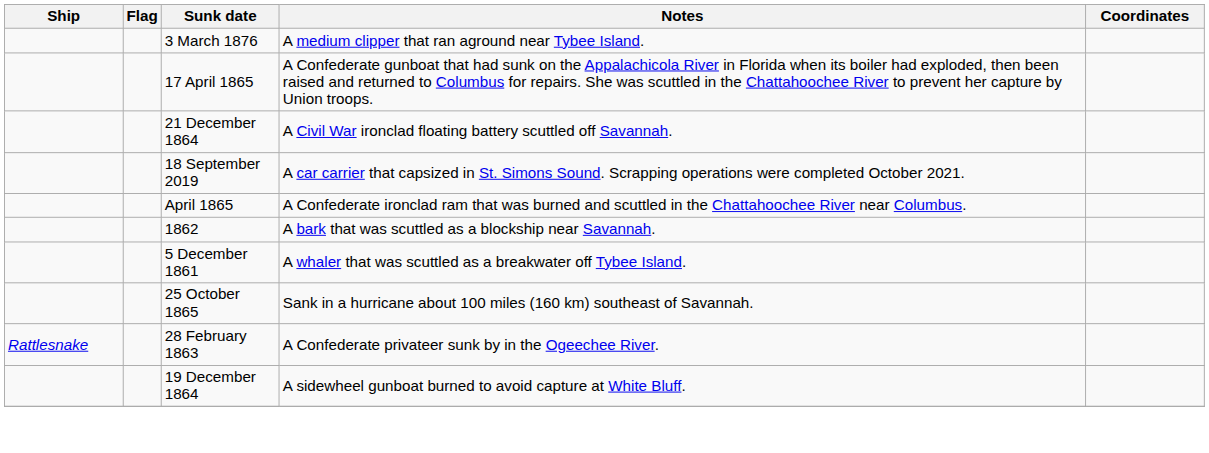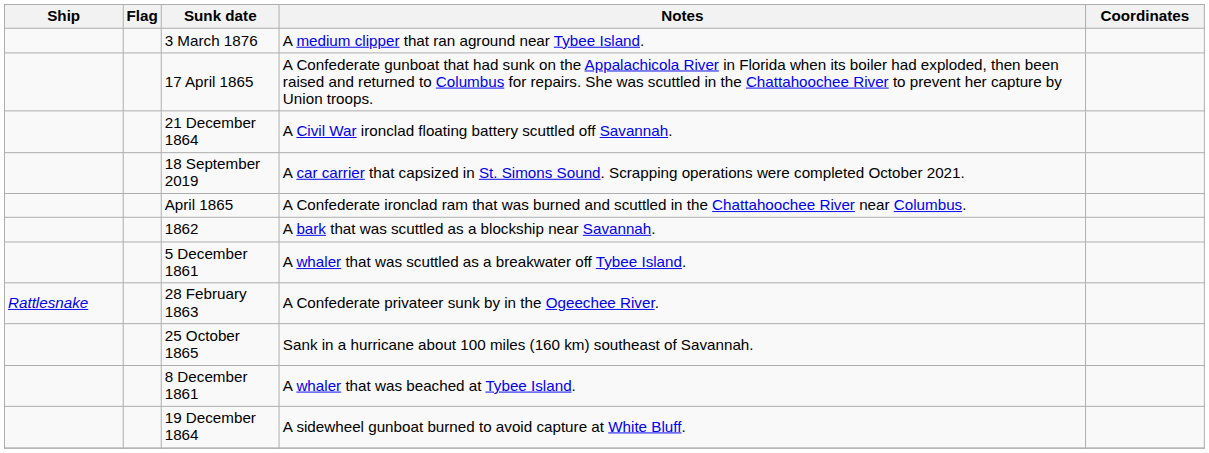rows swapped: (206, 344) <-> (202, 303)
+ row: (206, 385)
